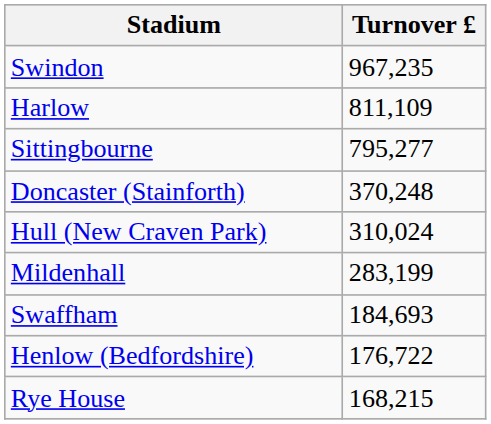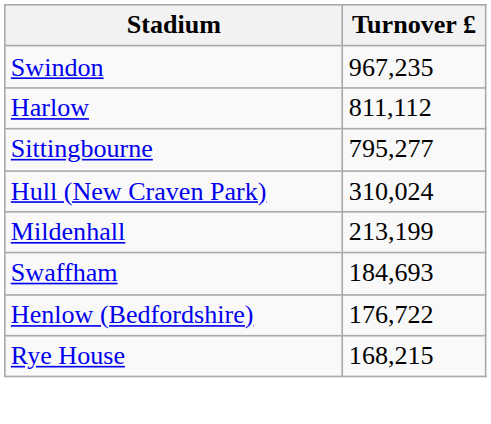(391, 107) 811,109 -> (390, 107) 811,112
- row: (128, 190)
(391, 273) 283,199 -> (391, 231) 213,199
